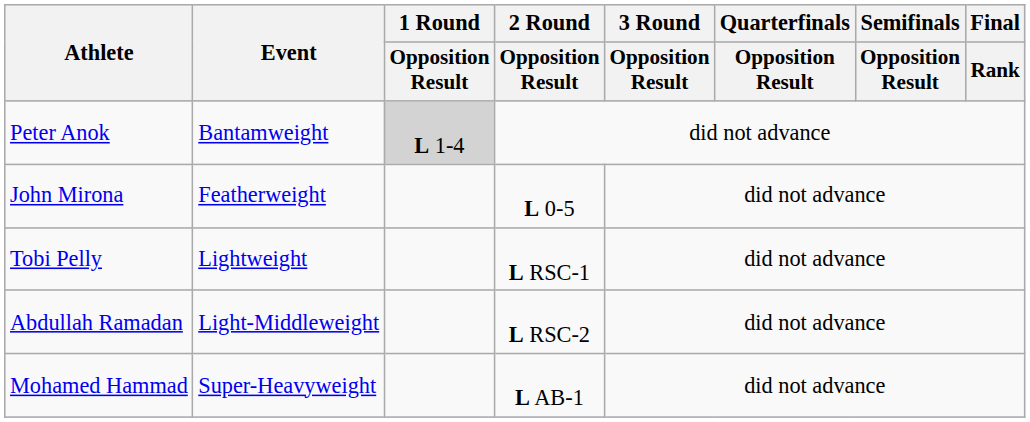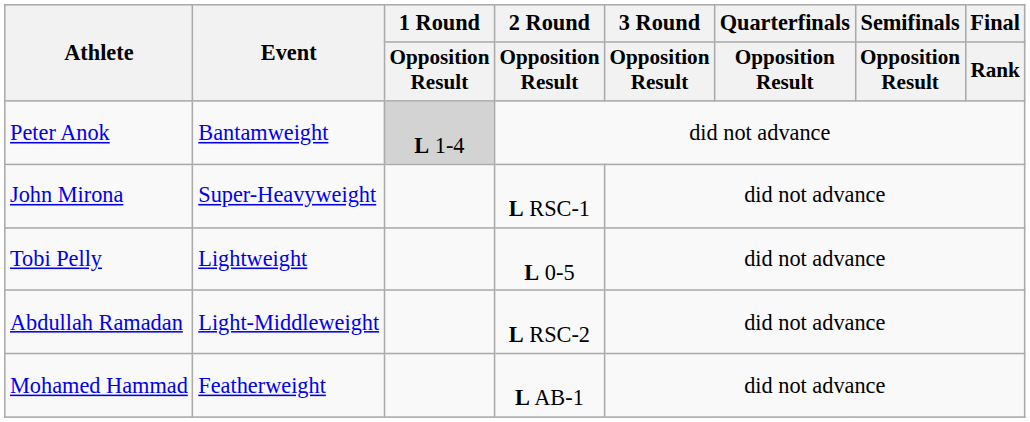(262, 196) Featherweight -> (287, 196) Super-Heavyweight
(549, 209) L 0-5 -> (549, 209) L RSC-1
(549, 272) L RSC-1 -> (549, 272) L 0-5
(287, 385) Super-Heavyweight -> (262, 385) Featherweight
